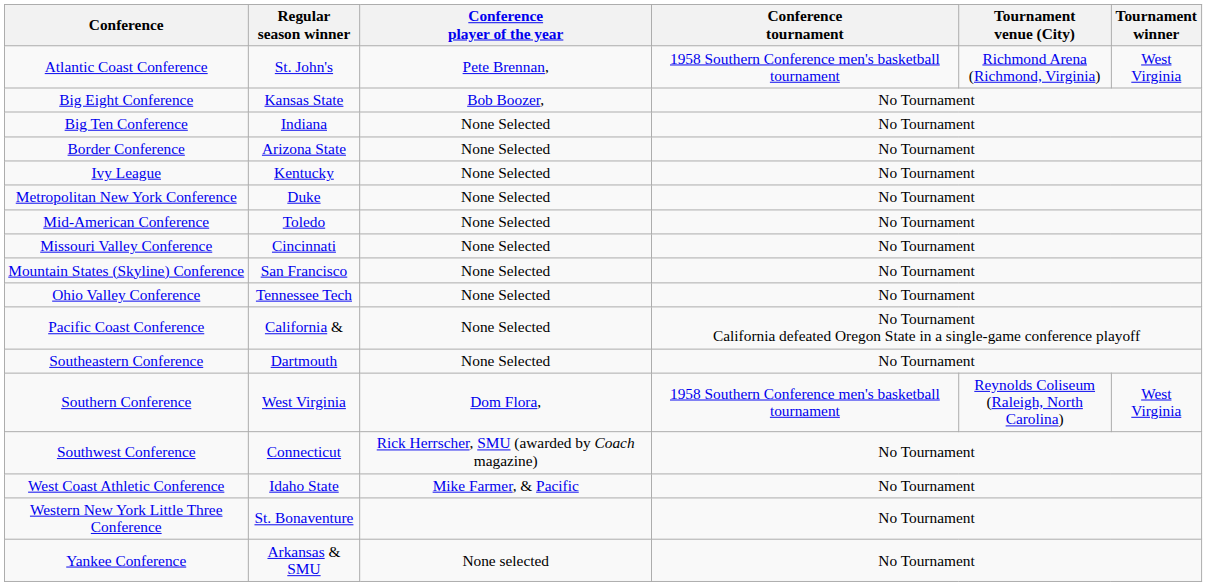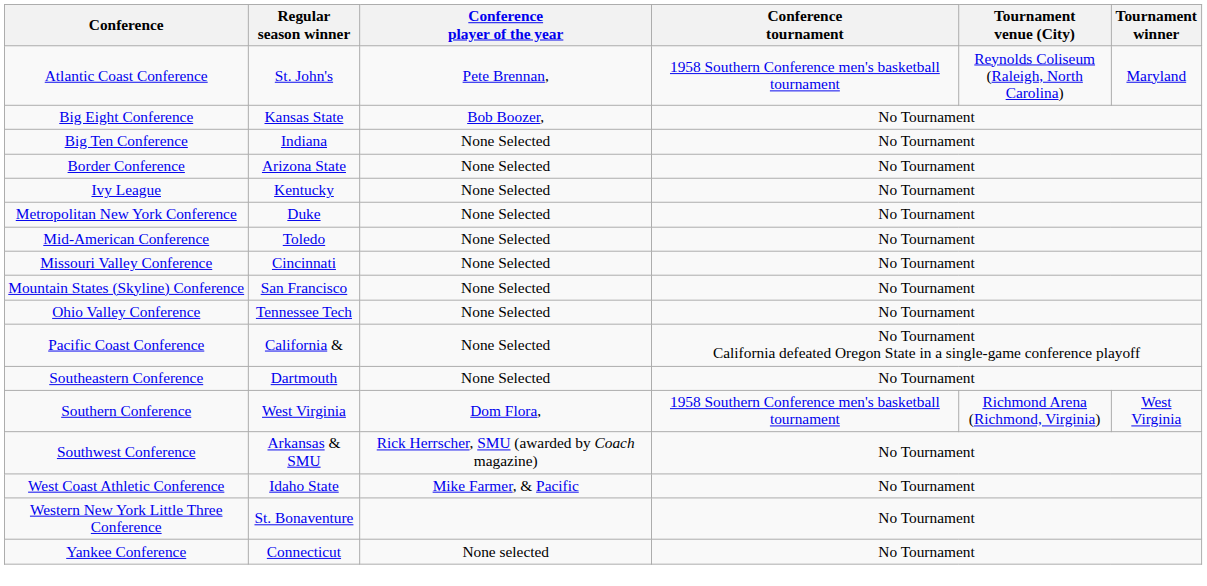(1035, 66) Richmond Arena (Richmond, Virginia) -> (1035, 75) Reynolds Coliseum (Raleigh, North Carolina)
(1156, 66) West Virginia -> (1156, 75) Maryland
(1035, 402) Reynolds Coliseum (Raleigh, North Carolina) -> (1035, 411) Richmond Arena (Richmond, Virginia)
(304, 452) Connecticut -> (304, 452) Arkansas & SMU
(304, 560) Arkansas & SMU -> (304, 551) Connecticut
